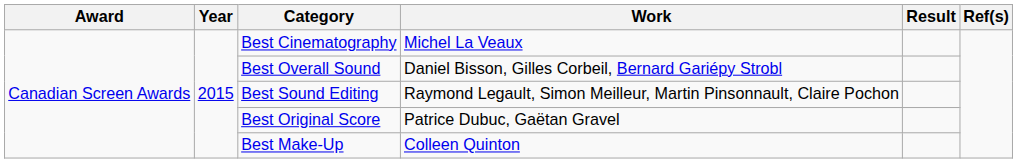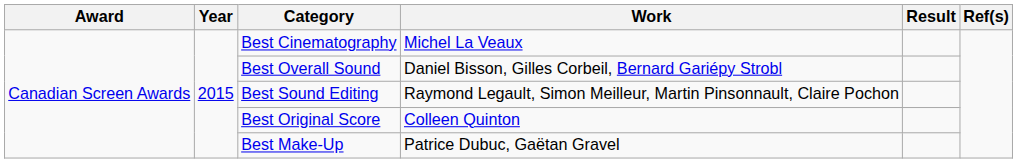(512, 119) Patrice Dubuc, Gaëtan Gravel -> (462, 119) Colleen Quinton
(462, 145) Colleen Quinton -> (512, 145) Patrice Dubuc, Gaëtan Gravel
